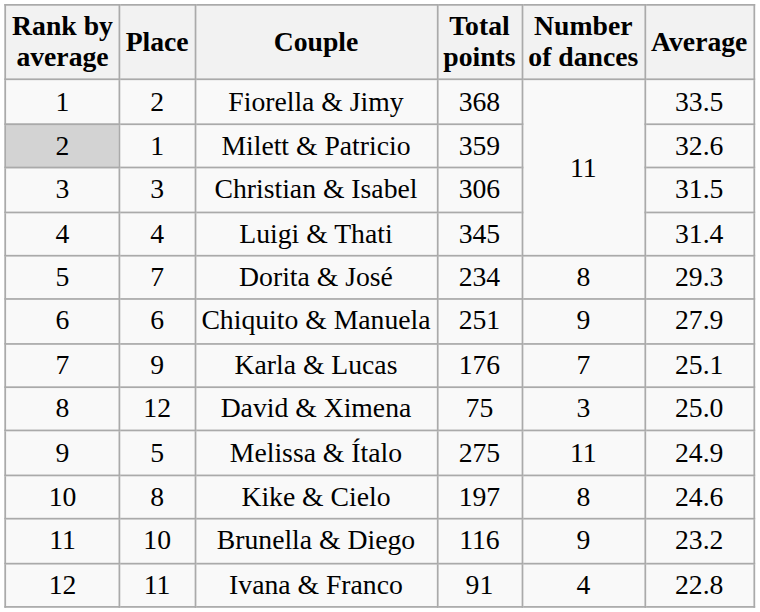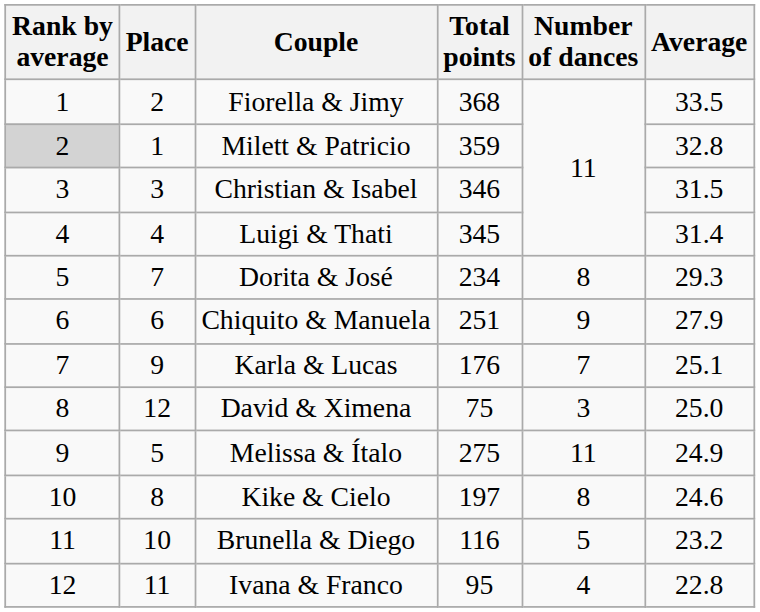(699, 145) 32.6 -> (699, 145) 32.8
(479, 189) 306 -> (479, 189) 346
(583, 540) 9 -> (583, 540) 5
(479, 584) 91 -> (479, 584) 95
